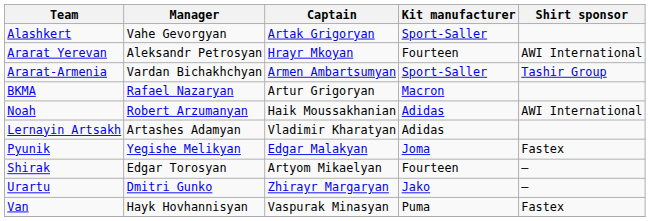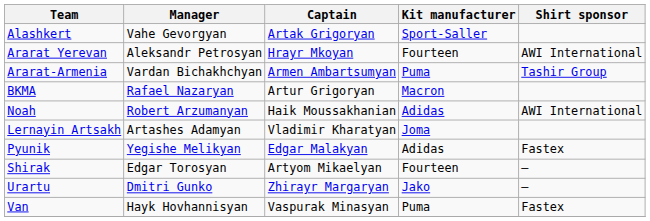(444, 72) Sport-Saller -> (416, 72) Puma
(423, 130) Adidas -> (416, 130) Joma
(416, 149) Joma -> (423, 149) Adidas
